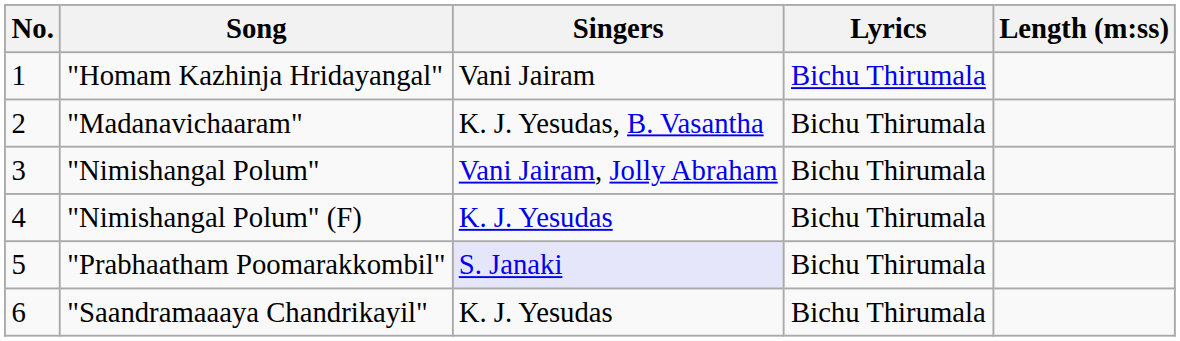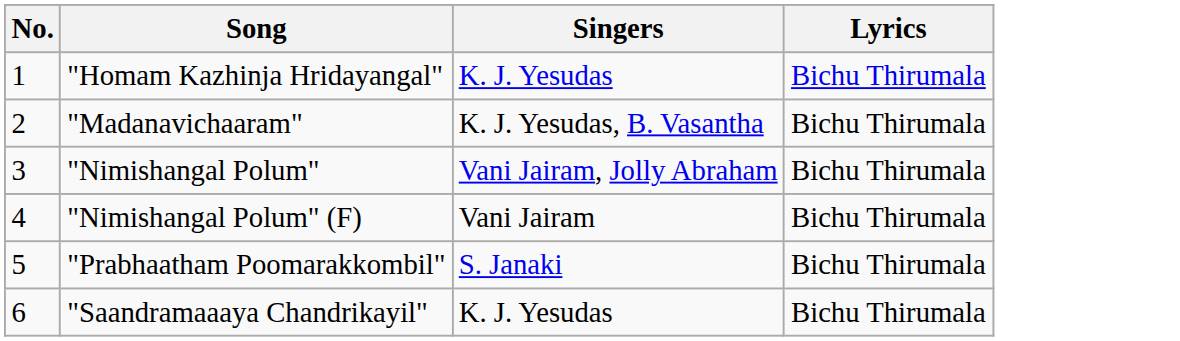- column: (1084, 28)
(527, 75) Vani Jairam -> (536, 75) K. J. Yesudas
(536, 217) K. J. Yesudas -> (527, 217) Vani Jairam
(511, 265) lavender background -> (511, 265) no background
